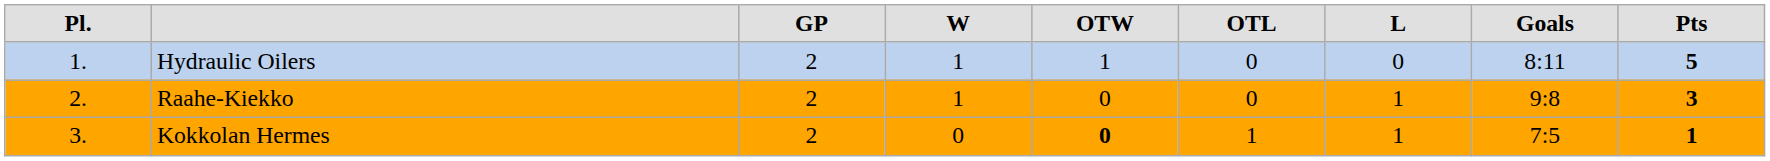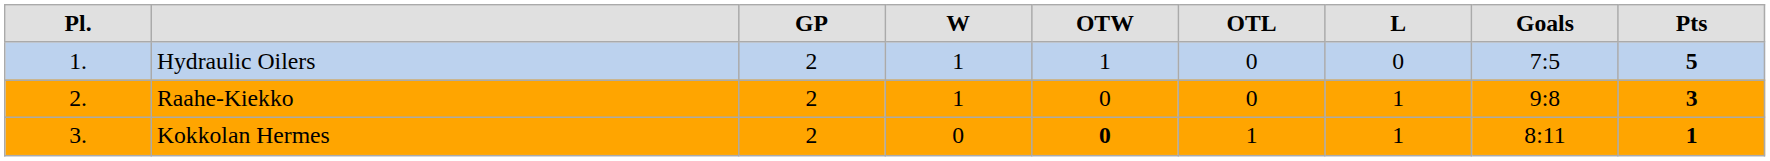(1545, 60) 8:11 -> (1545, 60) 7:5
(1545, 135) 7:5 -> (1545, 135) 8:11
